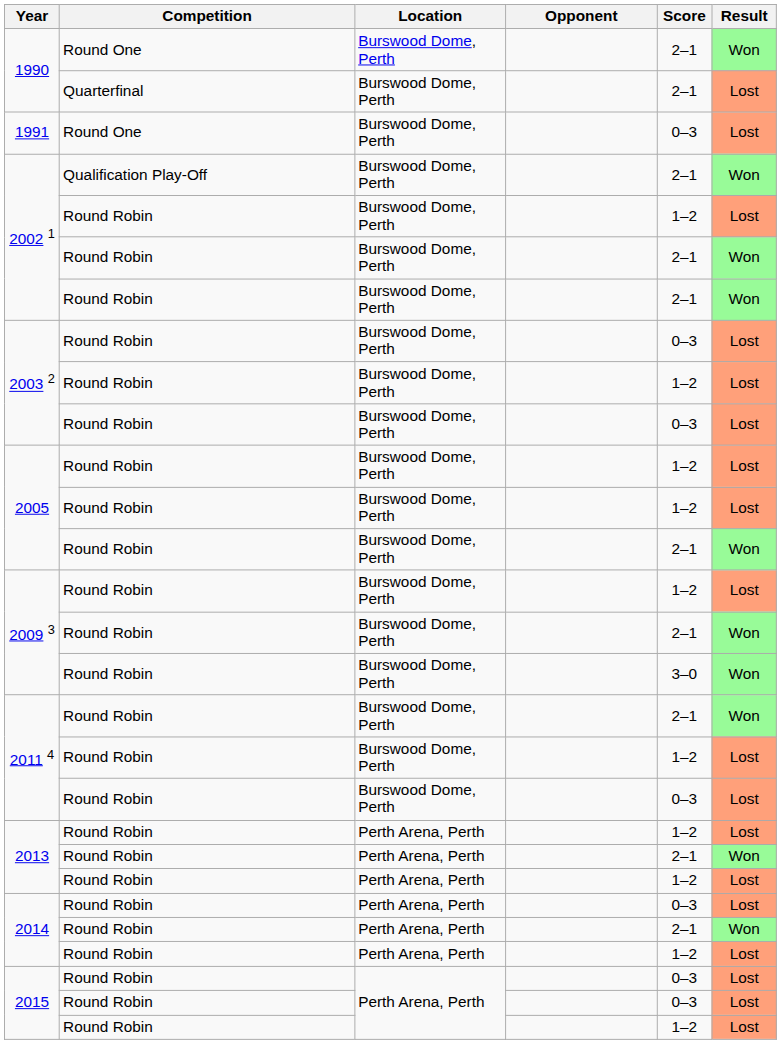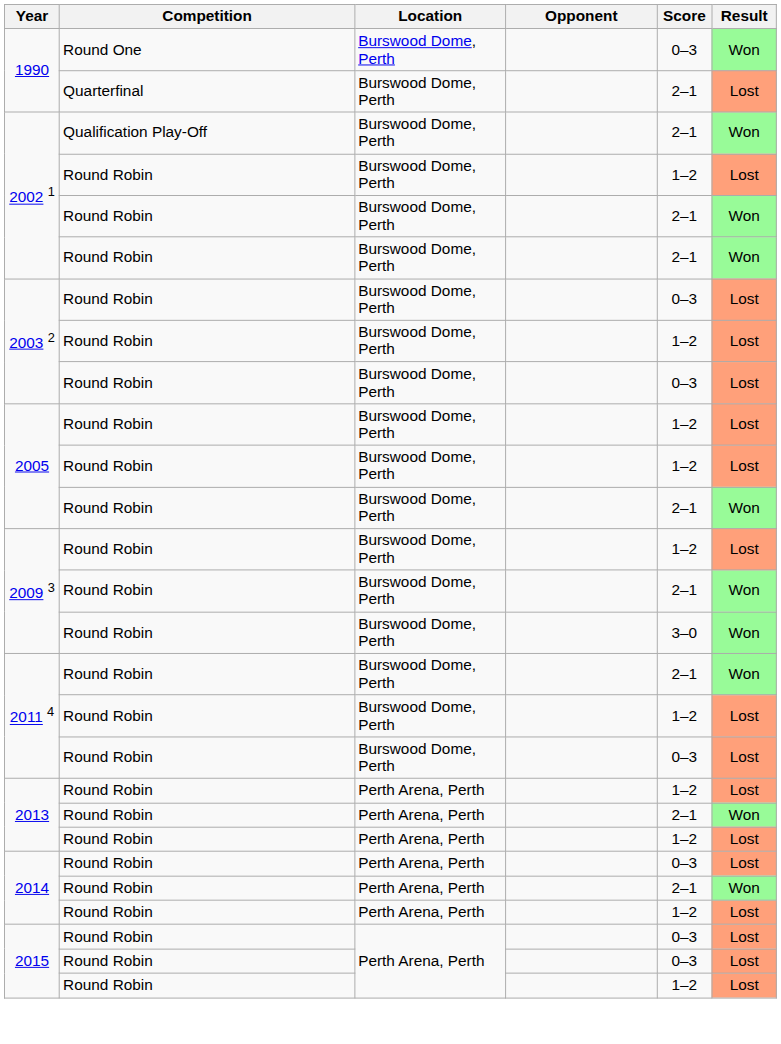(684, 49) 2–1 -> (684, 49) 0–3
- row: (32, 132)
